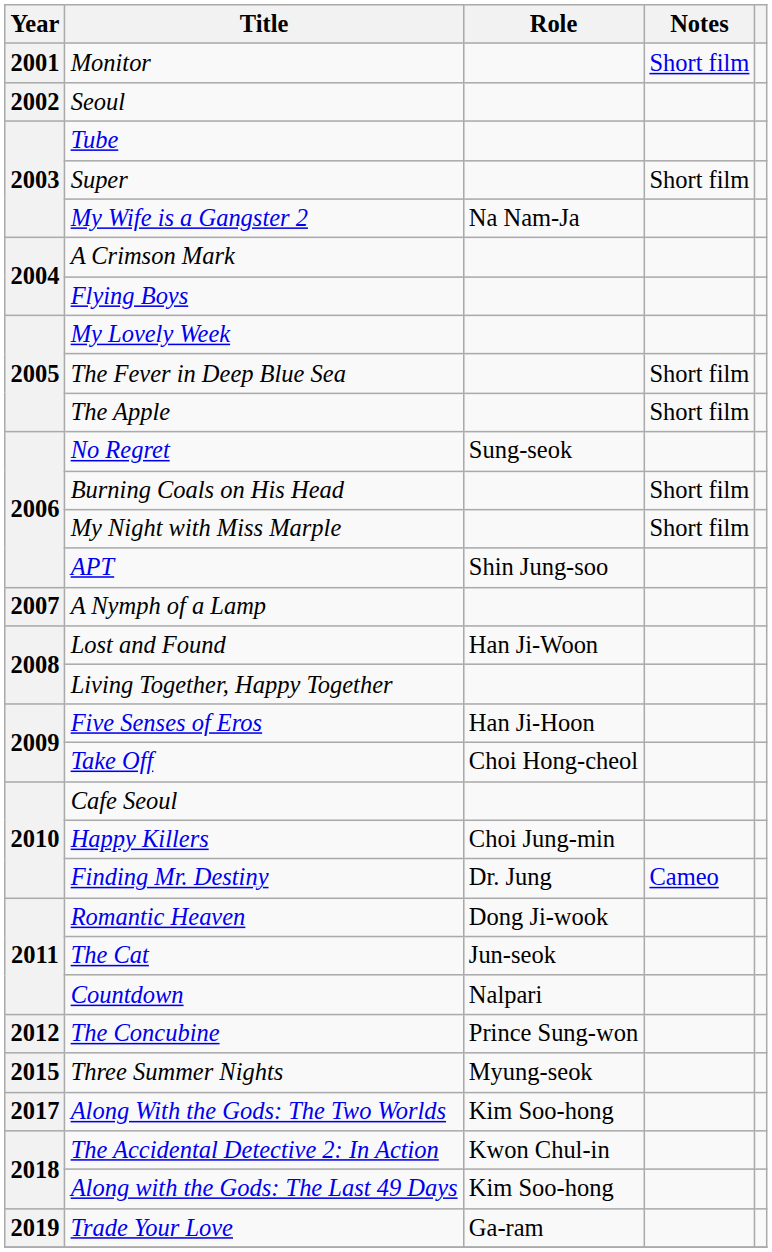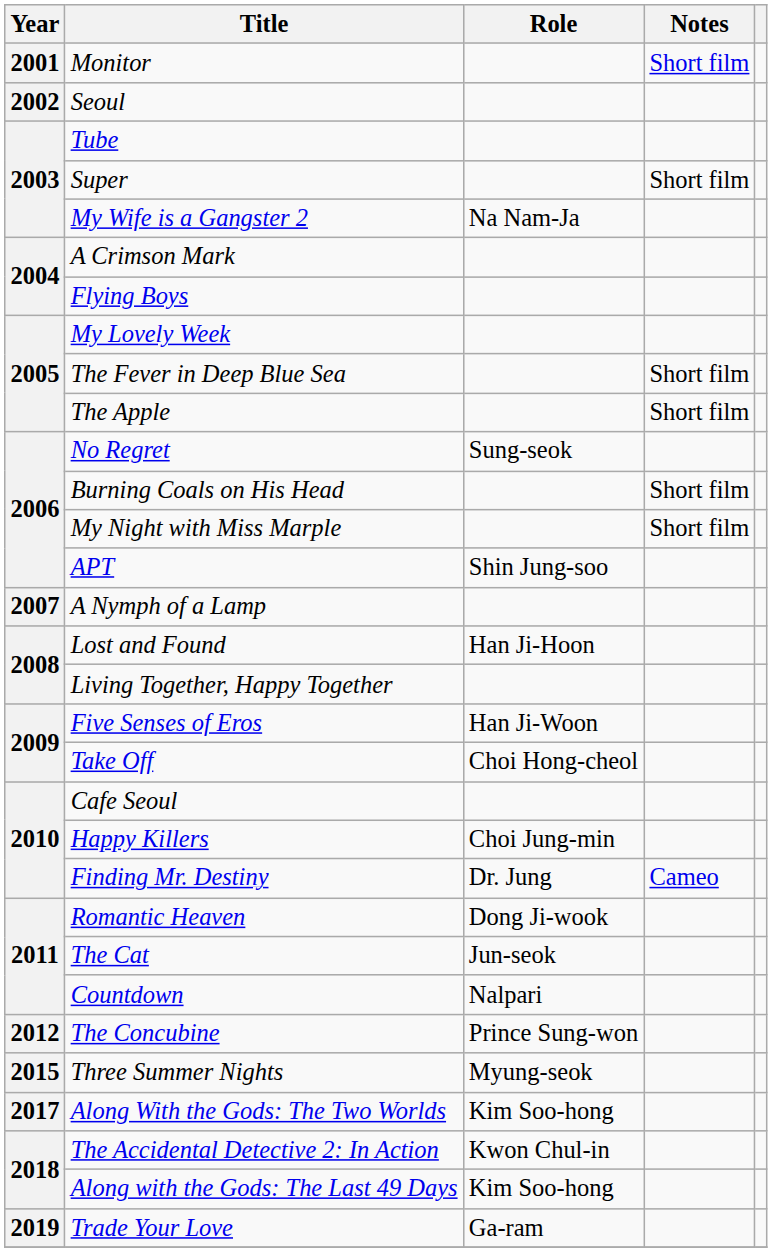(533, 645) Han Ji-Woon -> (532, 645) Han Ji-Hoon
(532, 722) Han Ji-Hoon -> (533, 722) Han Ji-Woon
